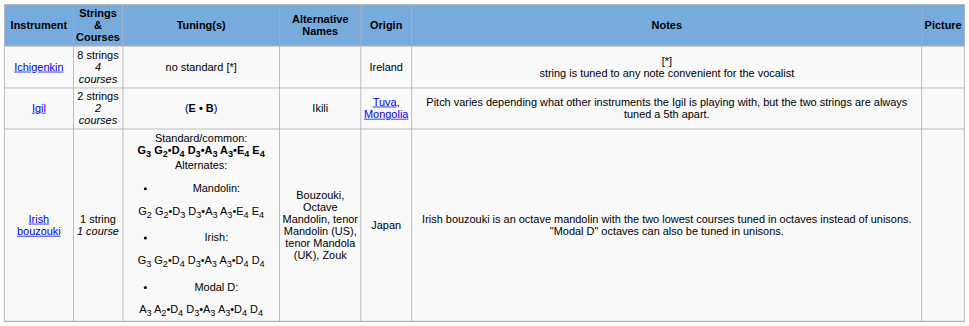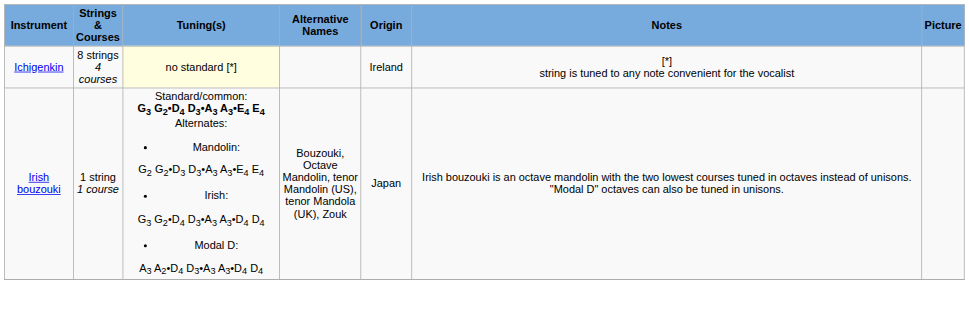(201, 67) no background -> (201, 67) lightyellow background
- row: (39, 108)
